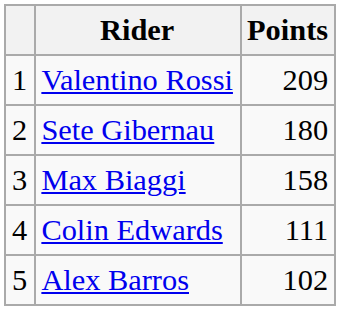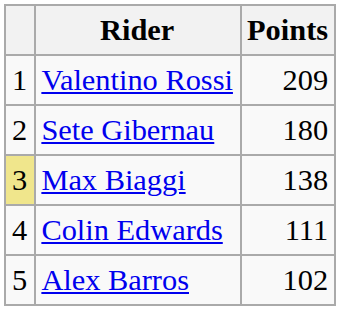(20, 180) no background -> (20, 180) khaki background
(305, 180) 158 -> (305, 180) 138
